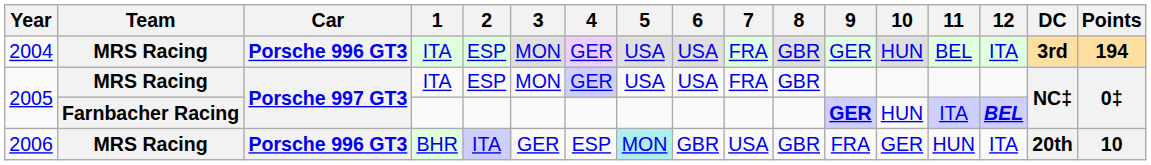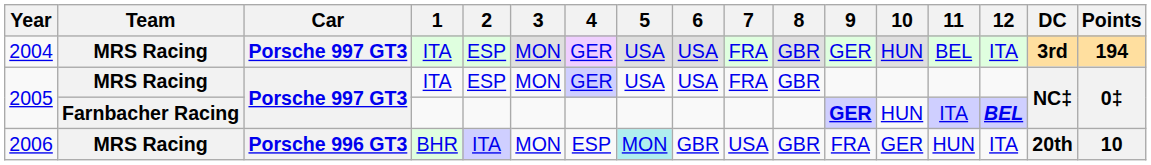(328, 51) Porsche 996 GT3 -> (328, 51) Porsche 997 GT3
(538, 144) GER -> (538, 144) MON
